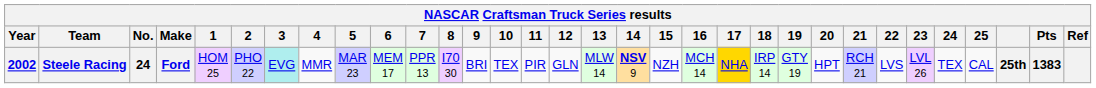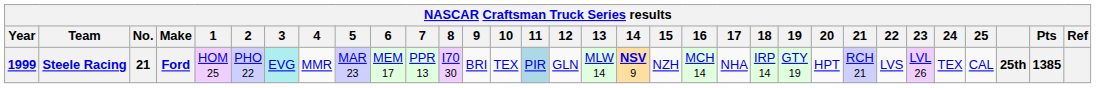(22, 65) 2002 -> (22, 65) 1999
(143, 65) 24 -> (143, 65) 21
(535, 65) no background -> (535, 65) lightblue background
(734, 65) gold background -> (734, 65) no background
(1047, 65) 1383 -> (1047, 65) 1385
